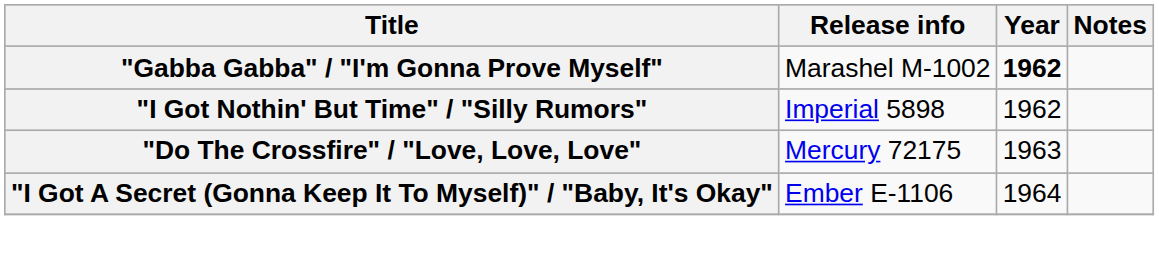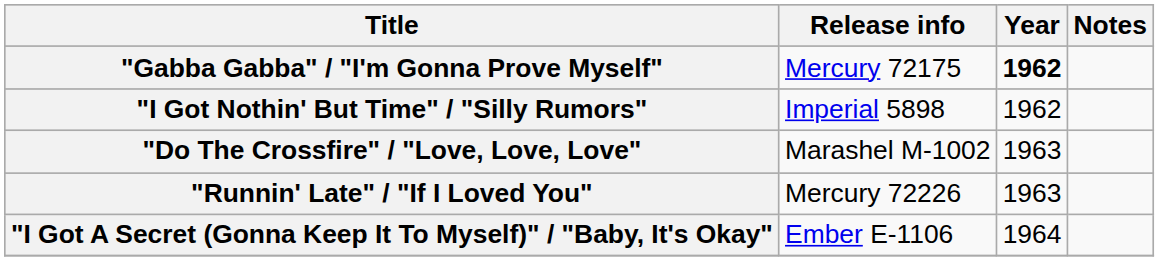(888, 67) Marashel M-1002 -> (873, 67) Mercury 72175
(873, 151) Mercury 72175 -> (888, 151) Marashel M-1002
+ row: (392, 192)
